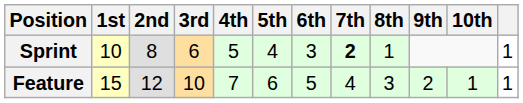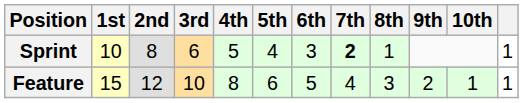(233, 82) 7 -> (233, 82) 8
